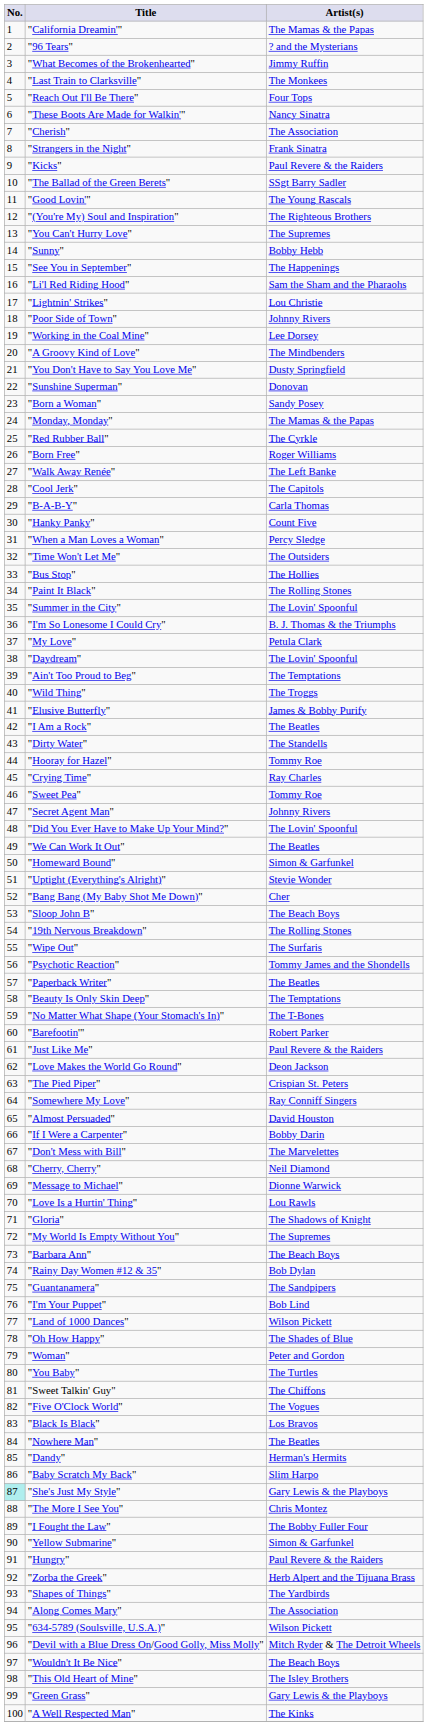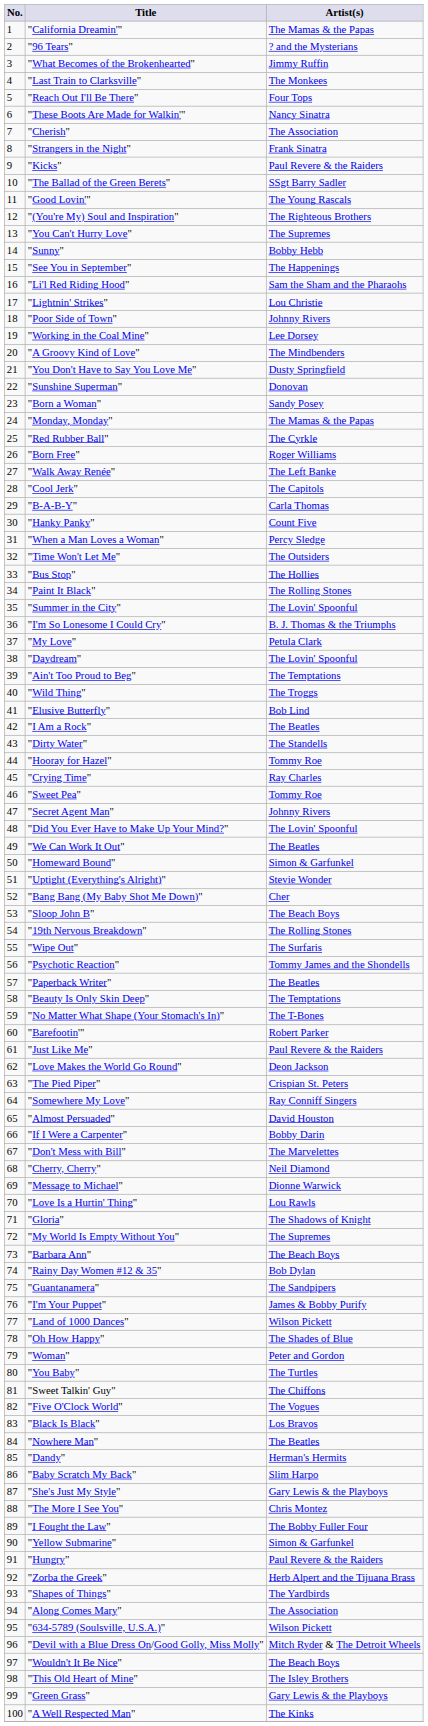(318, 710) James & Bobby Purify -> (289, 710) Bob Lind
(289, 1305) Bob Lind -> (318, 1305) James & Bobby Purify
(12, 1492) paleturquoise background -> (12, 1492) no background
